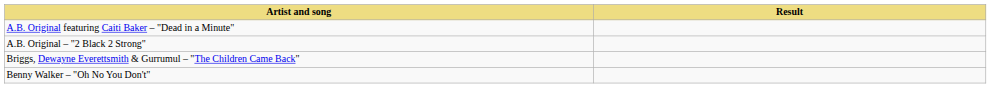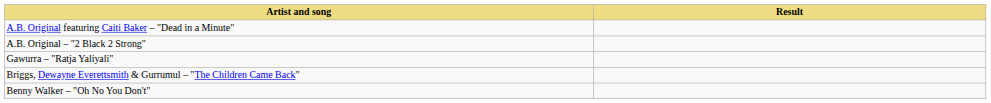+ row: (60, 59)
